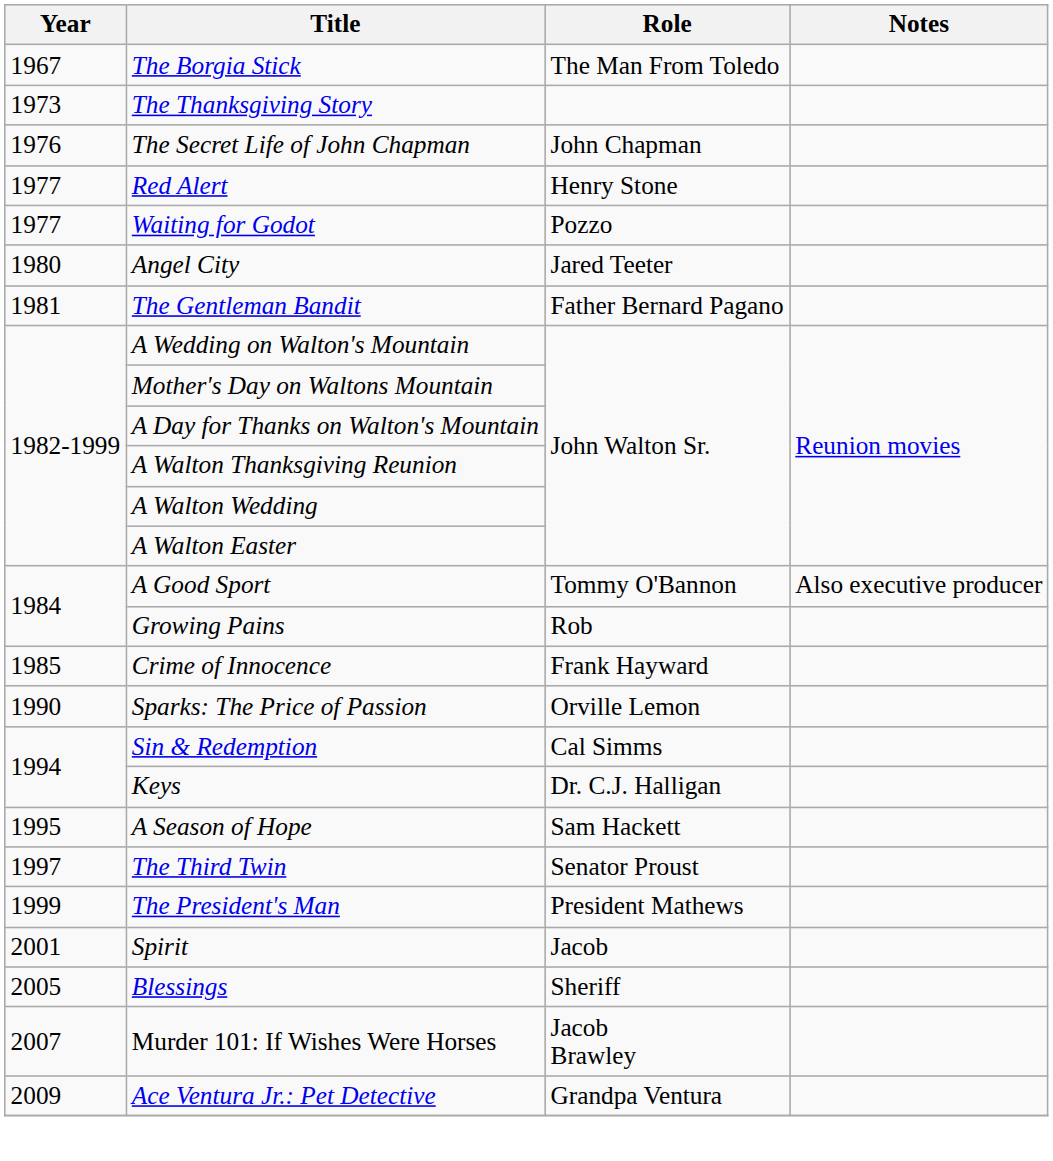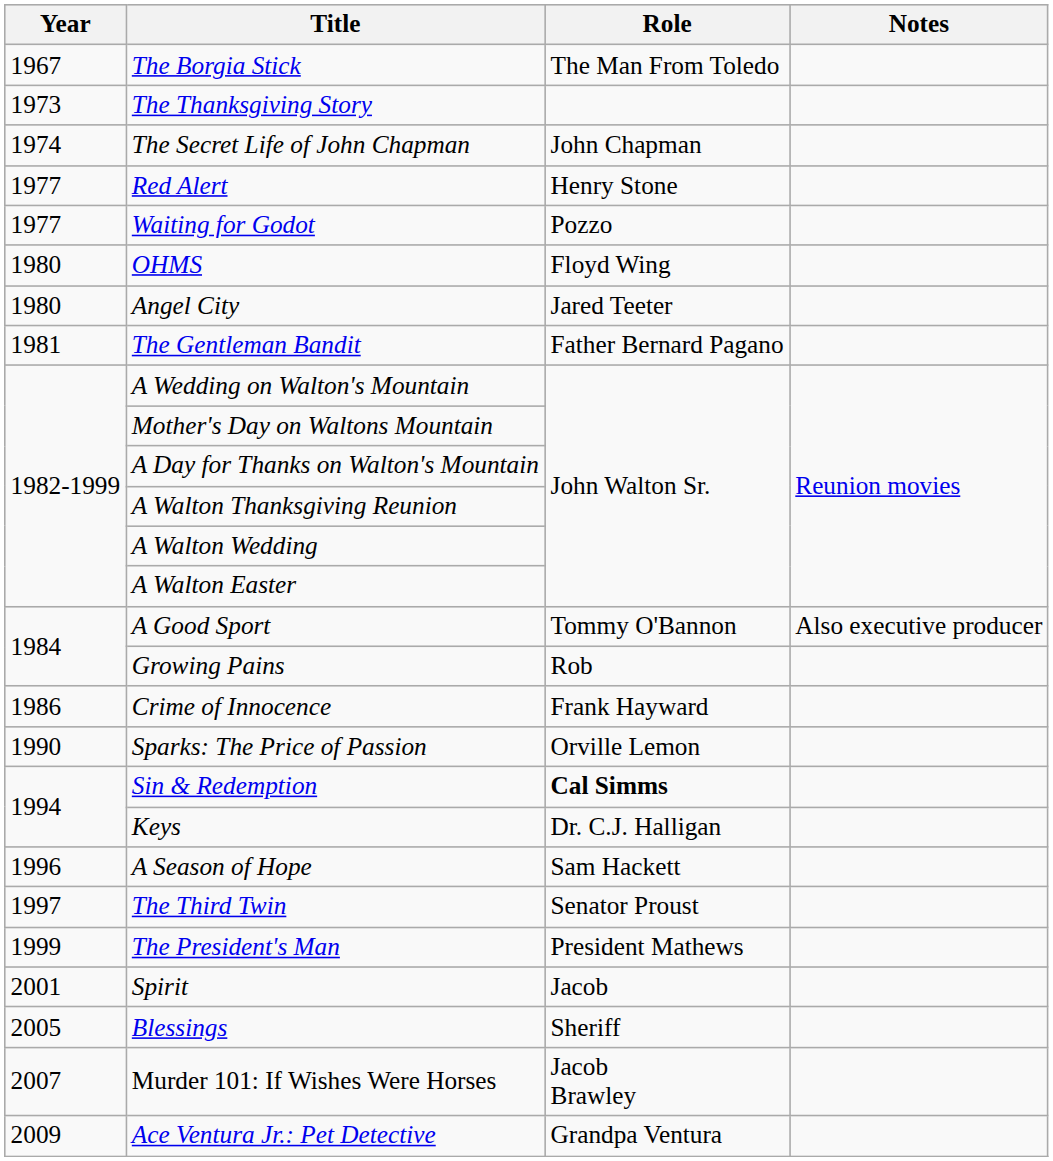(36, 144) 1976 -> (36, 144) 1974
+ row: (167, 265)
(36, 666) 1985 -> (36, 706) 1986
(606, 746) normal -> (609, 786) bold
(36, 826) 1995 -> (36, 866) 1996
